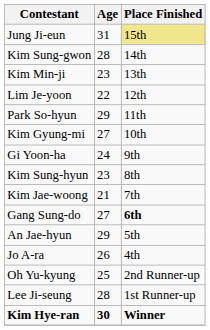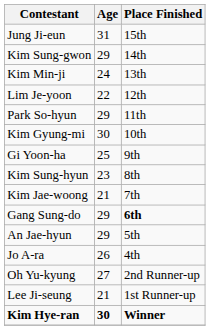(135, 34) khaki background -> (135, 34) no background
(103, 54) 28 -> (103, 54) 29
(103, 74) 23 -> (103, 74) 24
(103, 134) 27 -> (103, 134) 30
(103, 154) 24 -> (103, 154) 25
(103, 214) 27 -> (103, 214) 29
(103, 275) 25 -> (103, 275) 27
(103, 295) 28 -> (103, 295) 21
